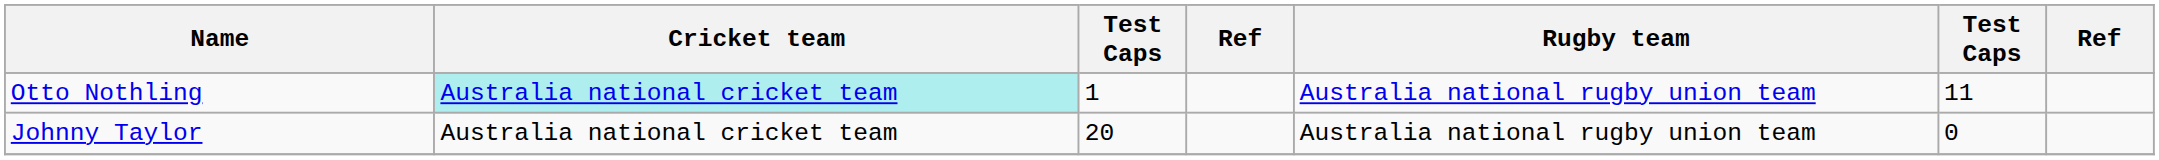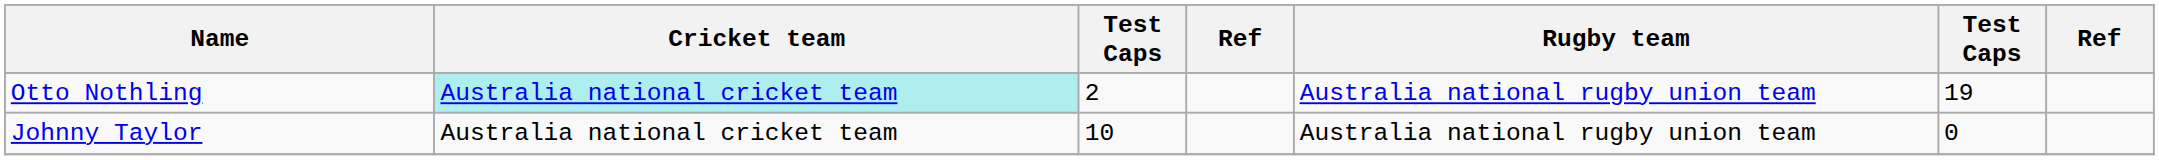(1092, 93) 1 -> (1092, 93) 2
(1959, 93) 11 -> (1959, 93) 19
(1100, 133) 20 -> (1100, 133) 10
